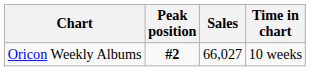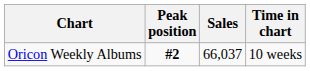(223, 54) 66,027 -> (223, 54) 66,037
